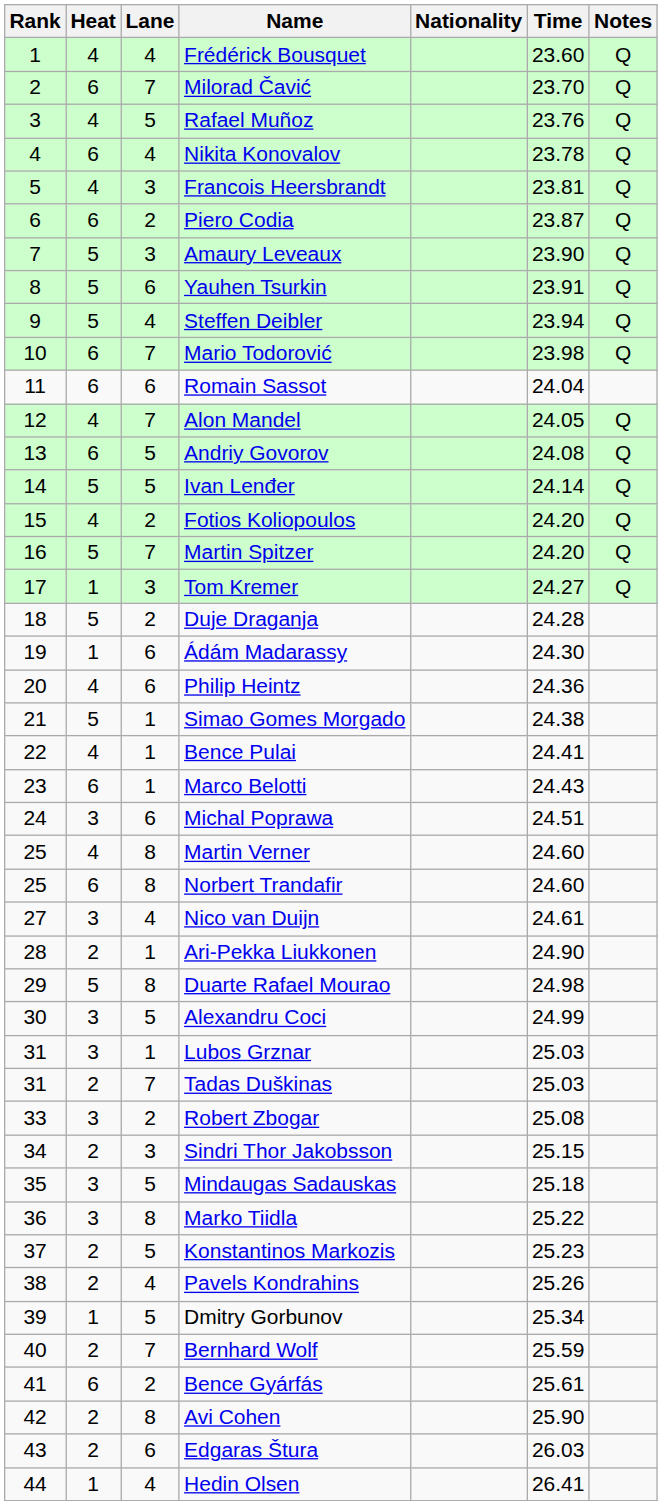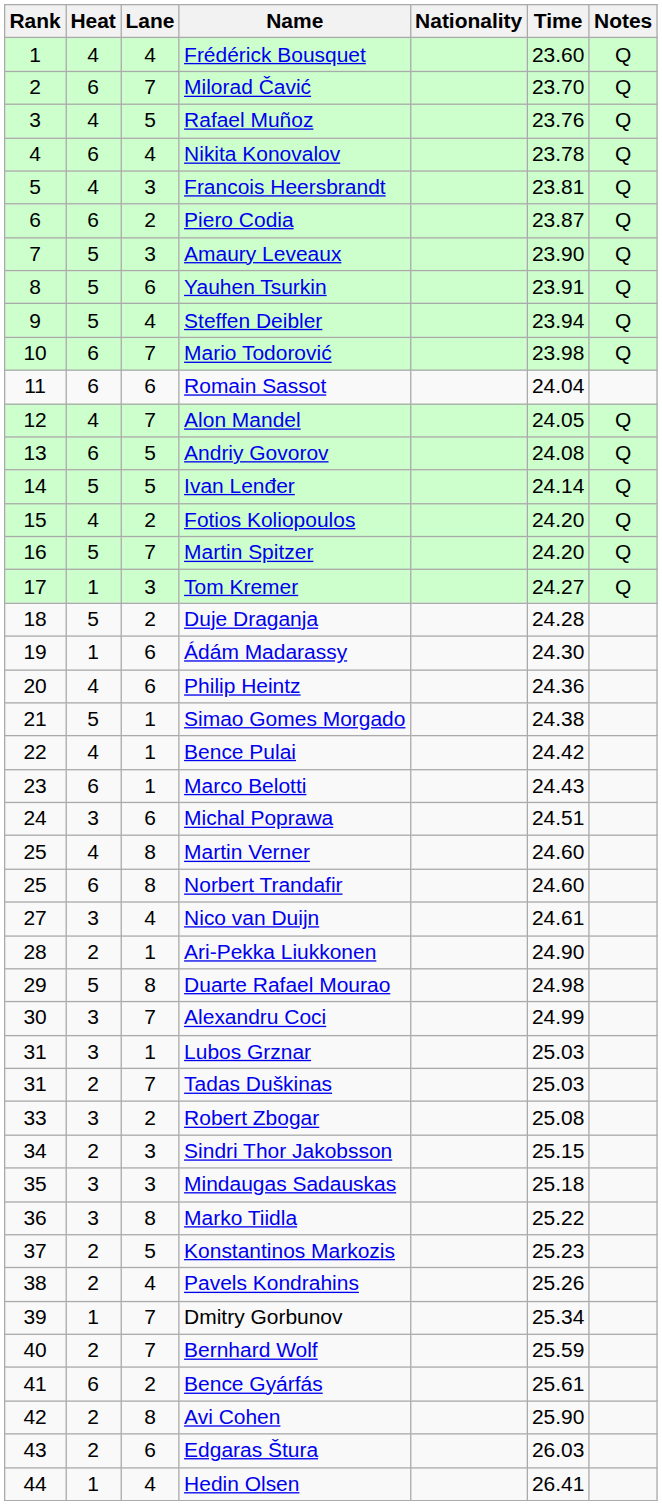(558, 752) 24.41 -> (558, 752) 24.42
(150, 1018) 5 -> (150, 1018) 7
(150, 1184) 5 -> (150, 1184) 3
(150, 1317) 5 -> (150, 1317) 7
